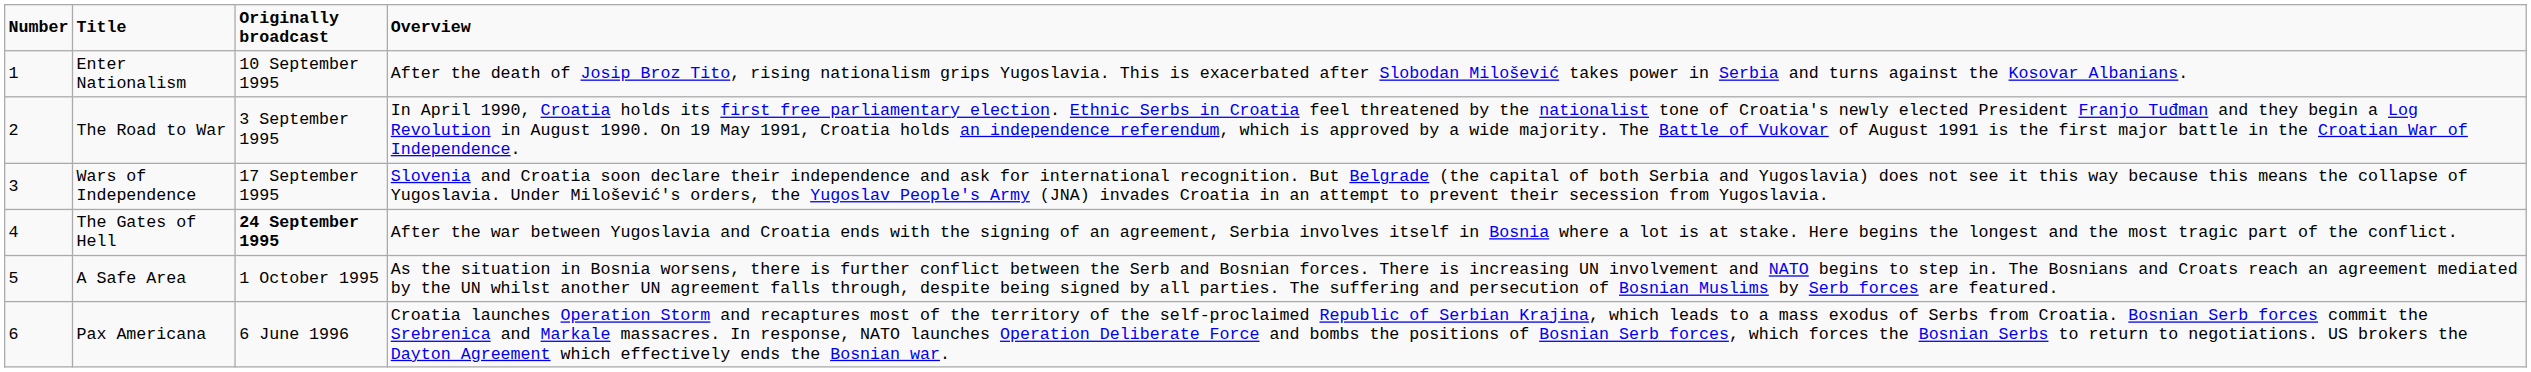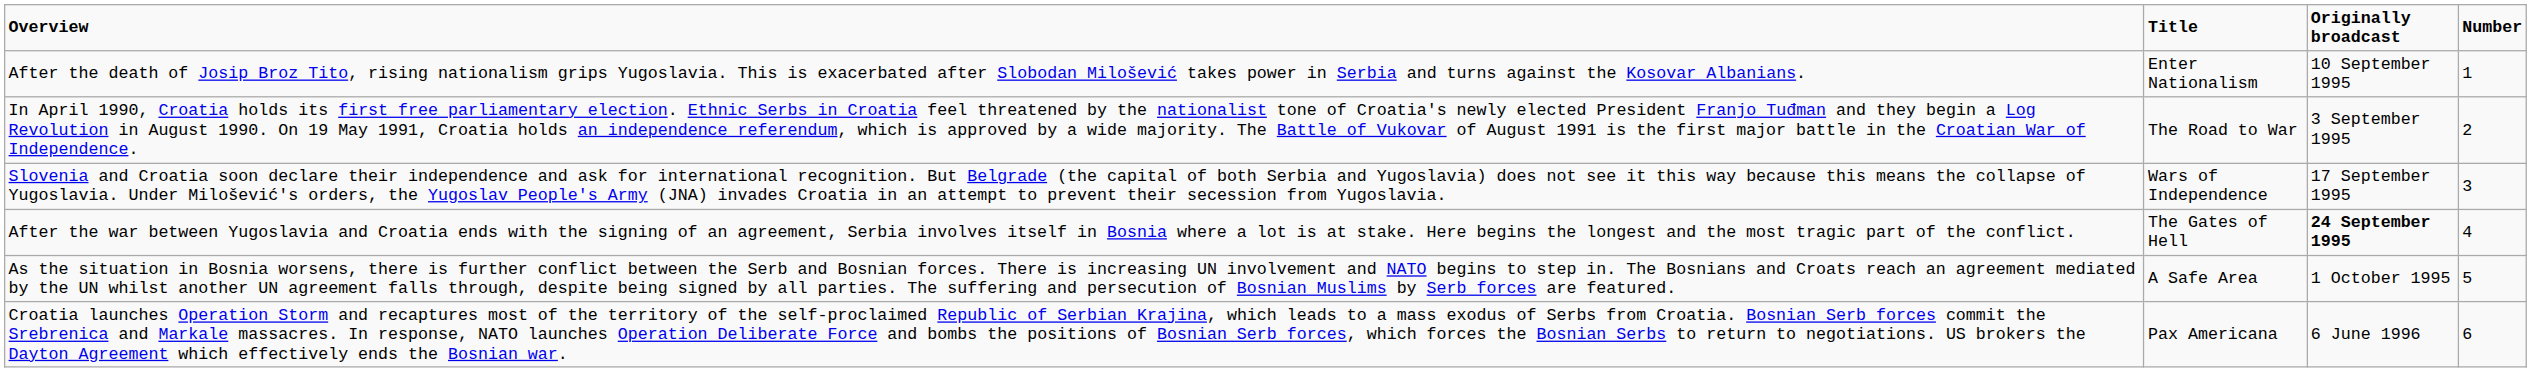columns swapped: (39, 28) <-> (431, 28)
